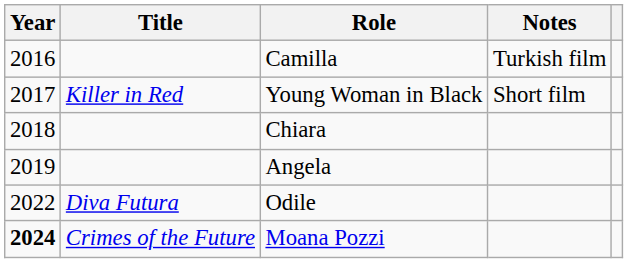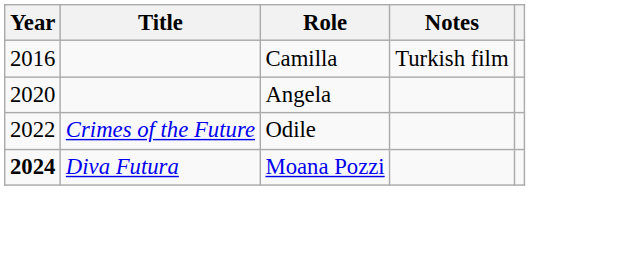- row: (374, 94)
- row: (296, 130)
(33, 166) 2019 -> (33, 94) 2020
(122, 202) Diva Futura -> (160, 130) Crimes of the Future
(160, 238) Crimes of the Future -> (122, 166) Diva Futura
